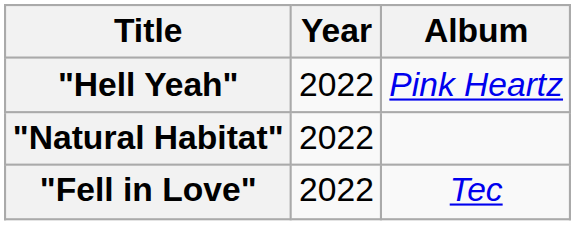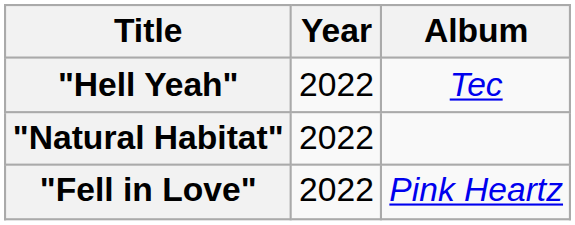(476, 84) Pink Heartz -> (476, 84) Tec
(476, 191) Tec -> (476, 191) Pink Heartz
